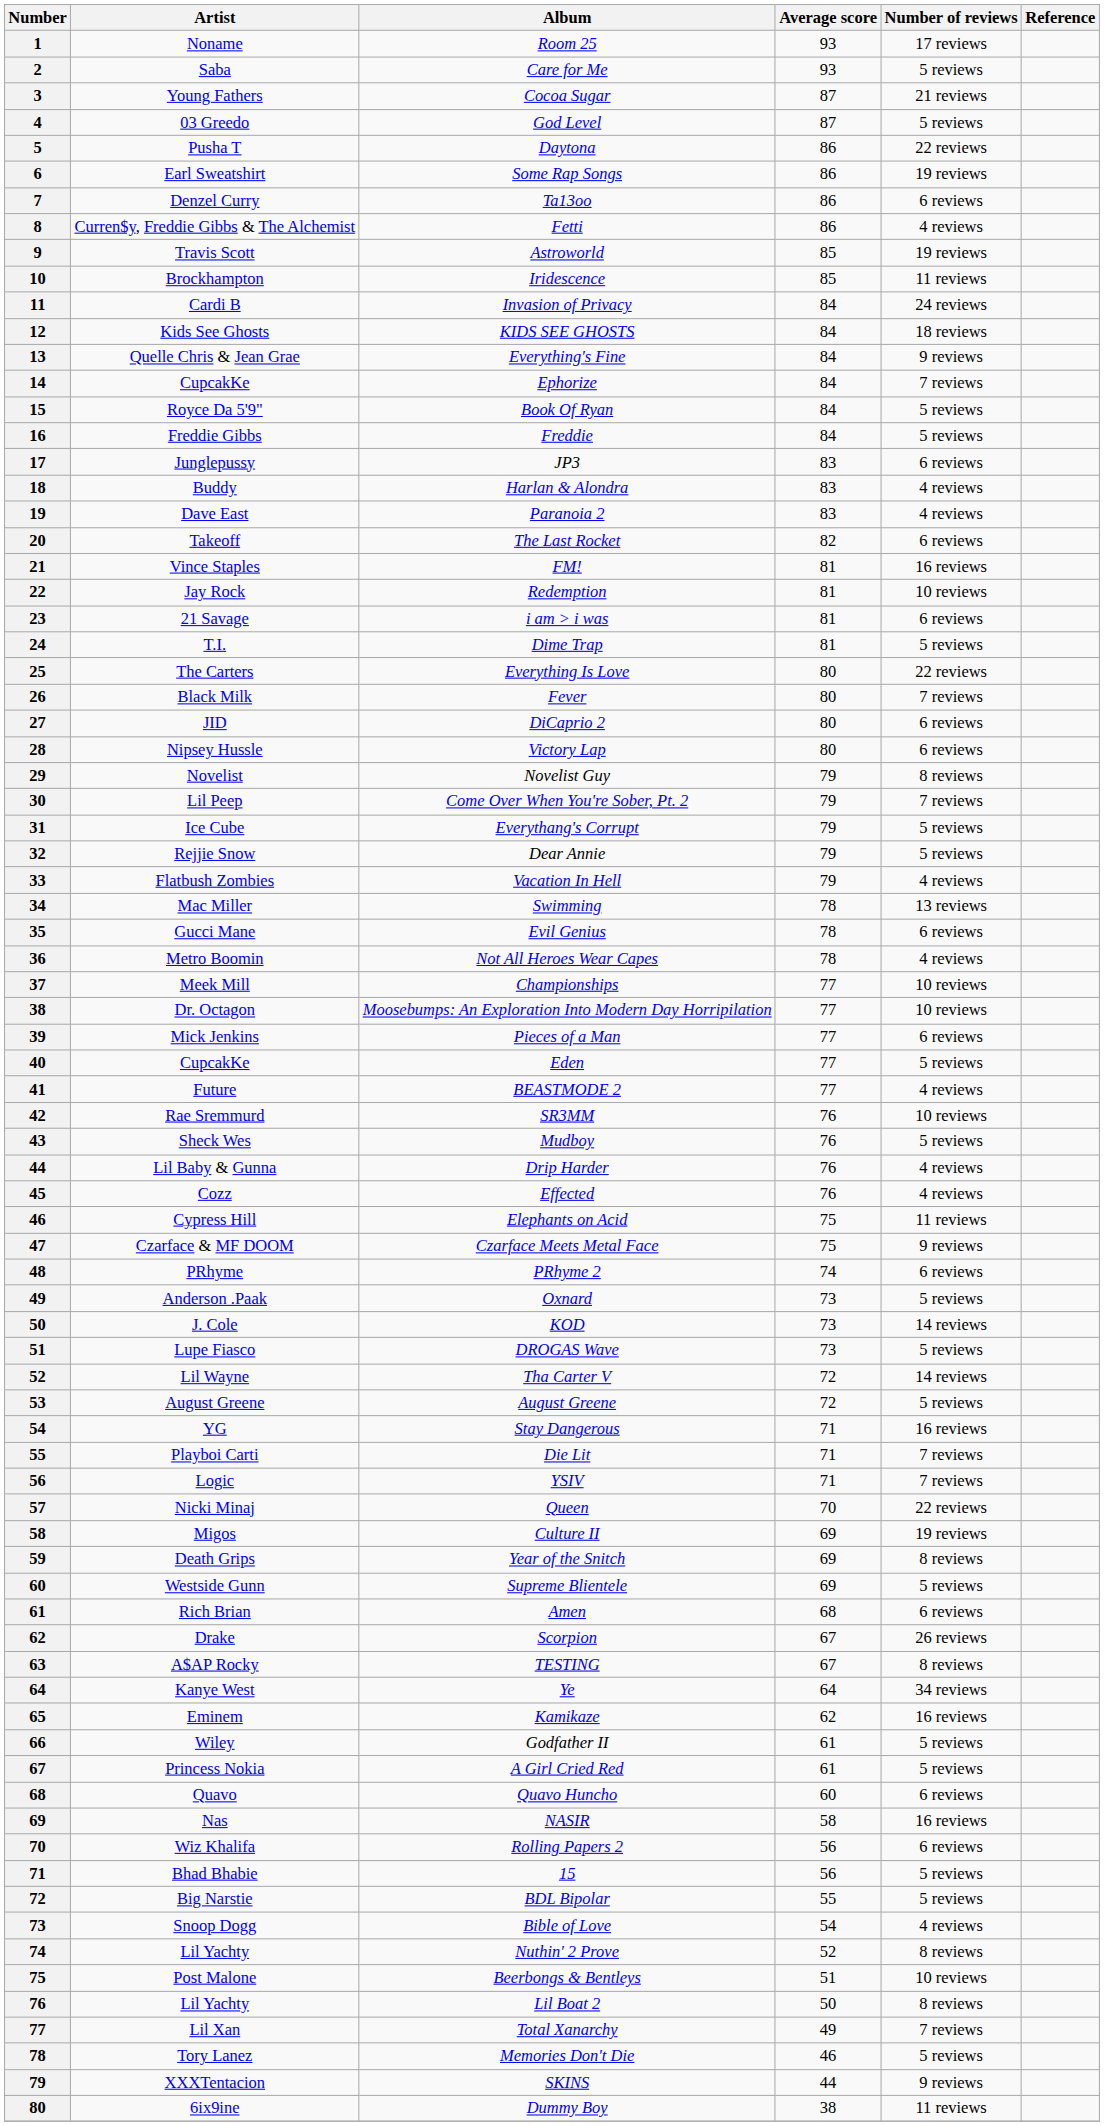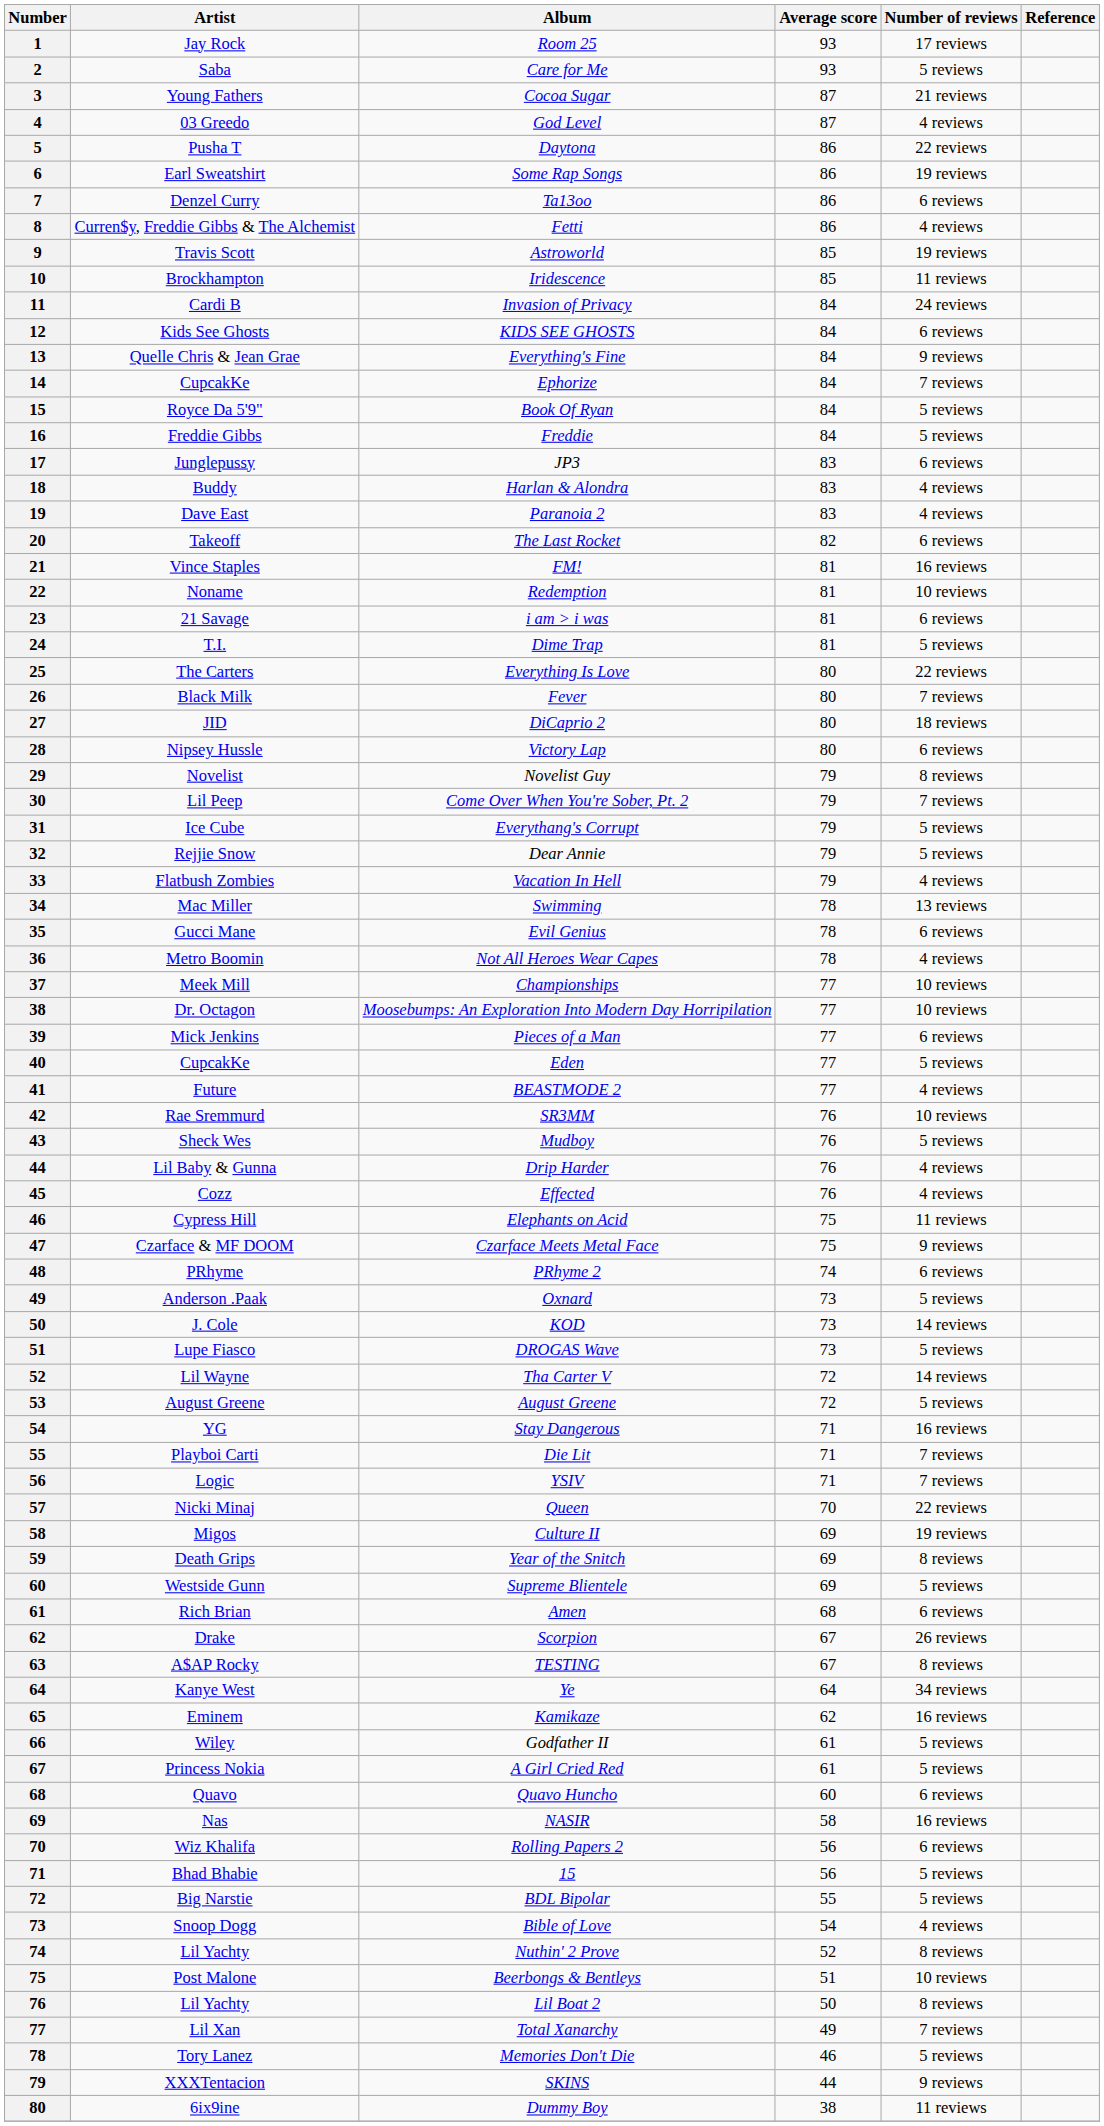(215, 43) Noname -> (215, 43) Jay Rock
(951, 122) 5 reviews -> (951, 122) 4 reviews
(951, 331) 18 reviews -> (951, 331) 6 reviews
(215, 592) Jay Rock -> (215, 592) Noname
(951, 723) 6 reviews -> (951, 723) 18 reviews
